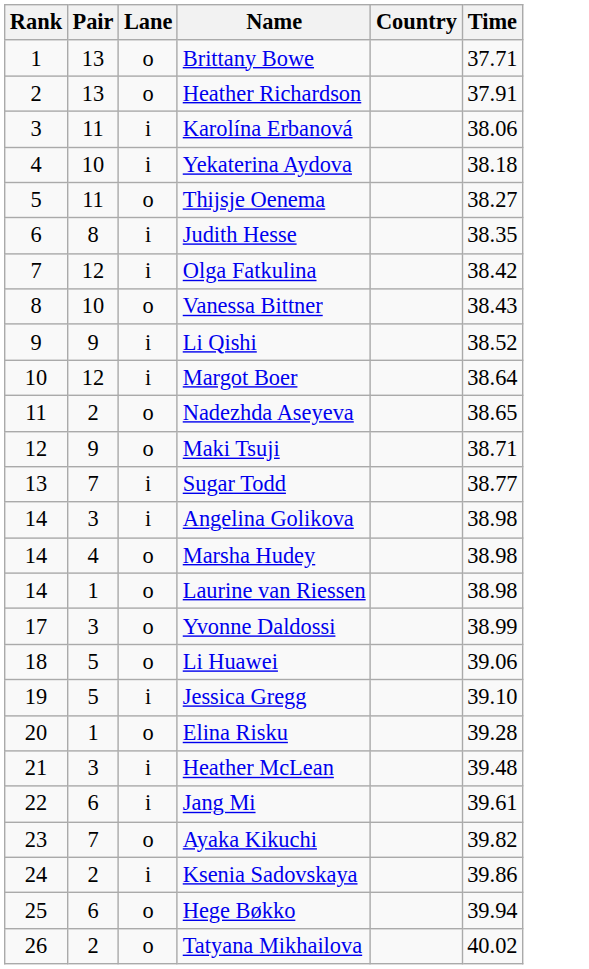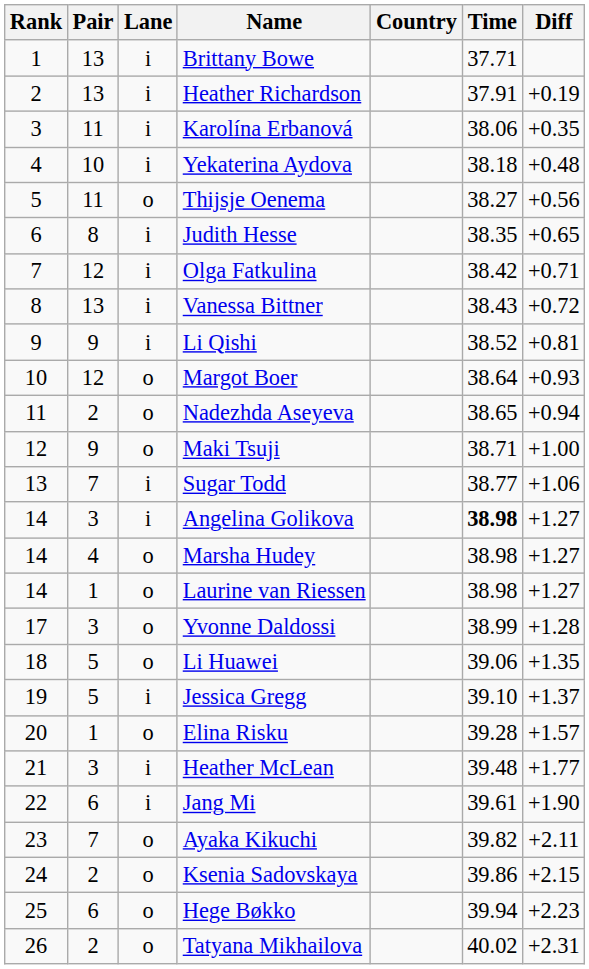+ column: (554, 22)
(148, 57) o -> (148, 57) i
(148, 93) o -> (148, 93) i
(93, 306) 10 -> (93, 306) 13
(148, 306) o -> (148, 306) i
(148, 377) i -> (148, 377) o
(492, 519) normal -> (492, 519) bold
(148, 874) i -> (148, 874) o
